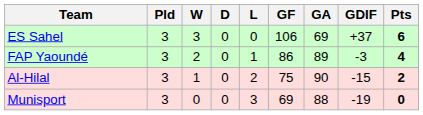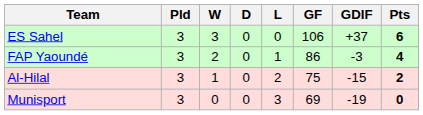- column: (321, 15)
